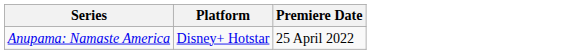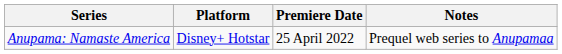+ column: (461, 15)
